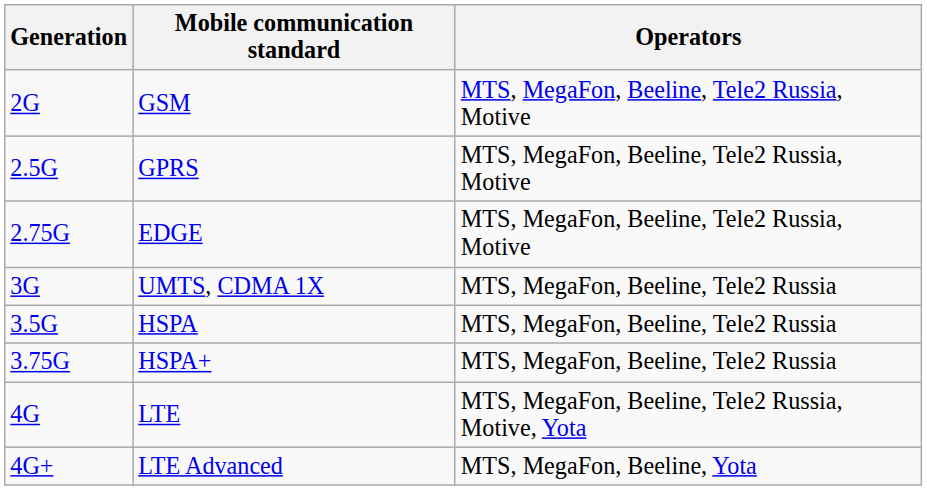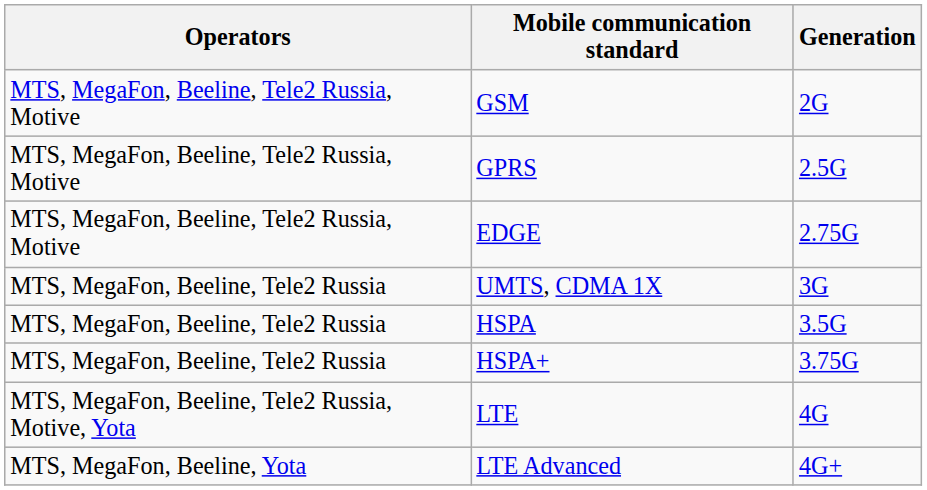columns swapped: (69, 37) <-> (688, 37)
